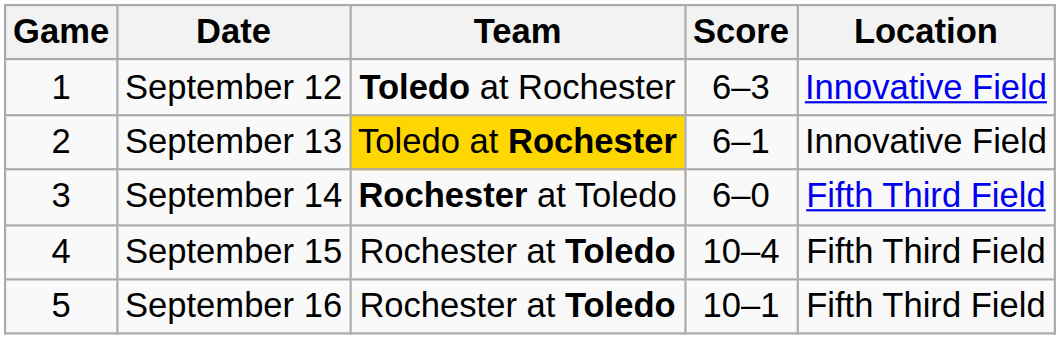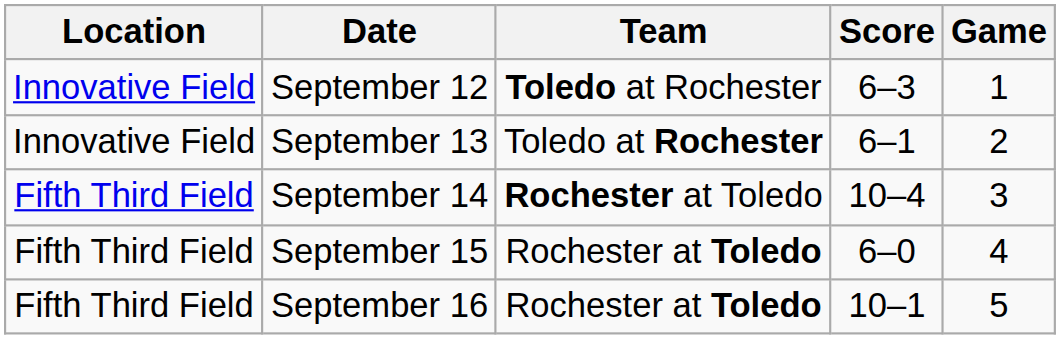columns swapped: (61, 31) <-> (926, 31)
(518, 141) gold background -> (664, 141) no background
(741, 196) 6–0 -> (887, 196) 10–4
(741, 251) 10–4 -> (887, 251) 6–0
